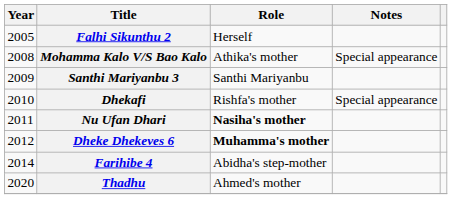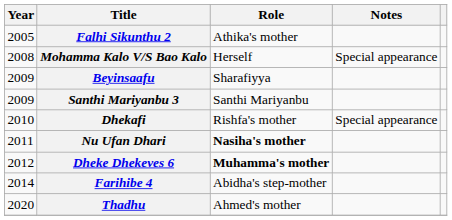(233, 36) Herself -> (255, 36) Athika's mother
(255, 57) Athika's mother -> (233, 57) Herself
+ row: (124, 78)
